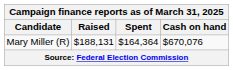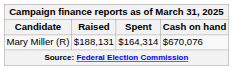(138, 42) $164,364 -> (138, 42) $164,314
